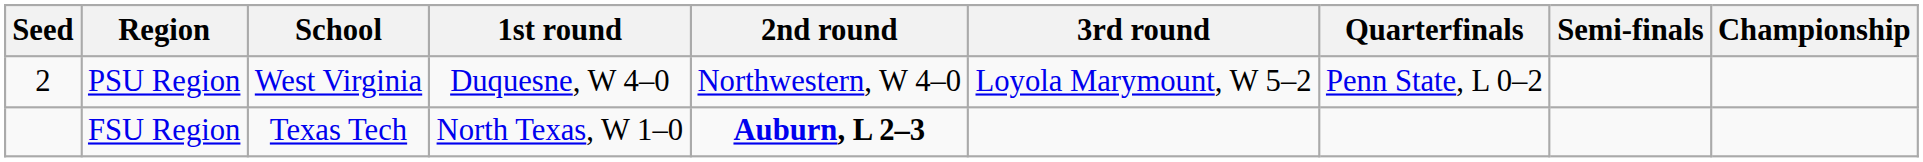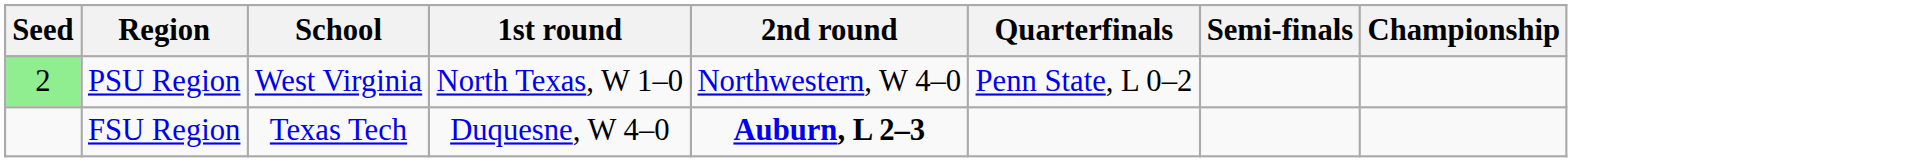- column: (1144, 30)
(43, 80) no background -> (43, 80) lightgreen background
(560, 80) Duquesne, W 4–0 -> (560, 80) North Texas, W 1–0
(560, 131) North Texas, W 1–0 -> (560, 131) Duquesne, W 4–0
